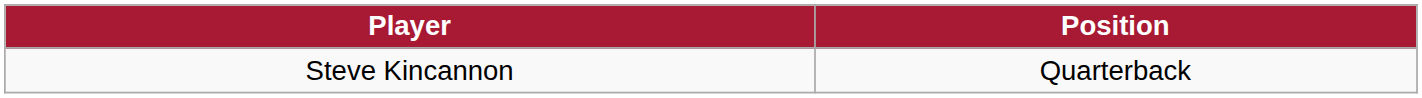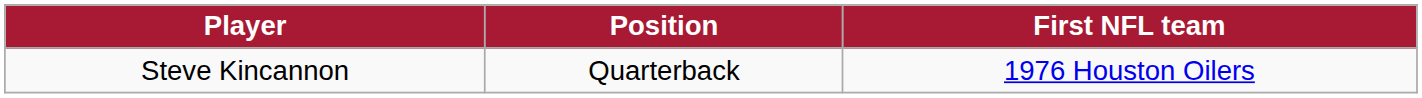+ column: (1129, 26)
